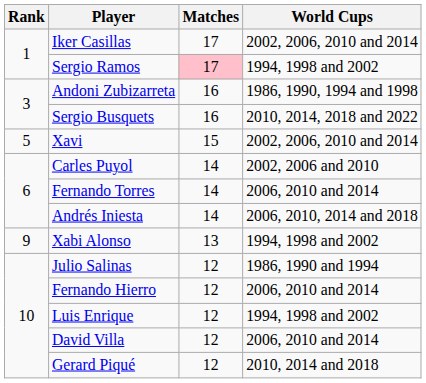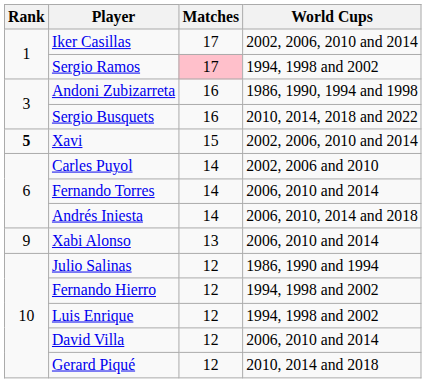(26, 141) normal -> (26, 141) bold
(312, 240) 1994, 1998 and 2002 -> (312, 240) 2006, 2010 and 2014
(312, 290) 2006, 2010 and 2014 -> (312, 290) 1994, 1998 and 2002
